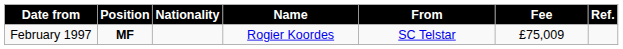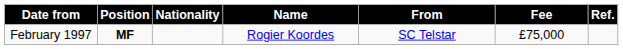(542, 35) £75,009 -> (542, 35) £75,000
